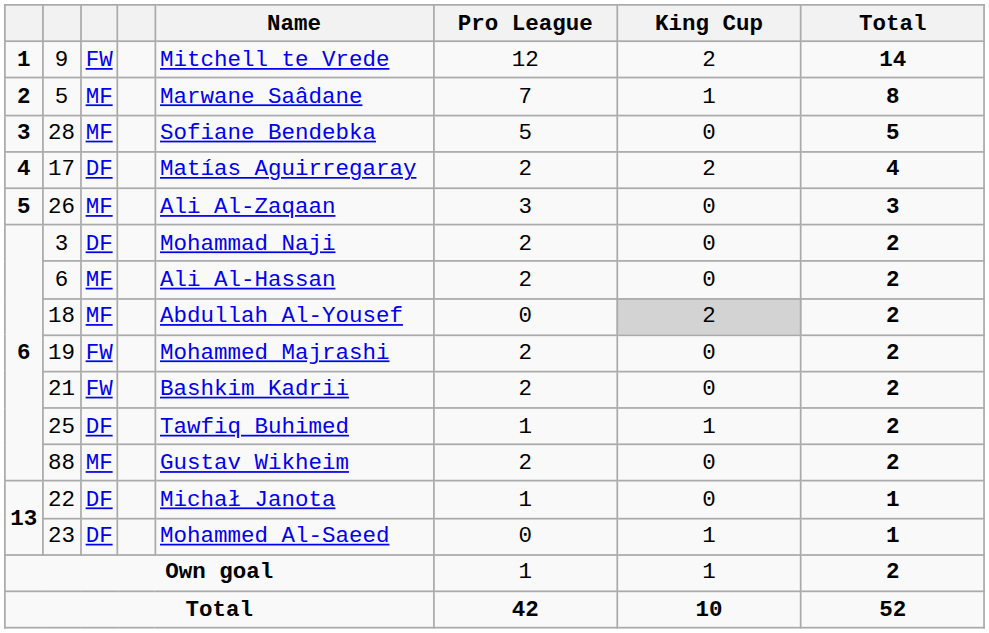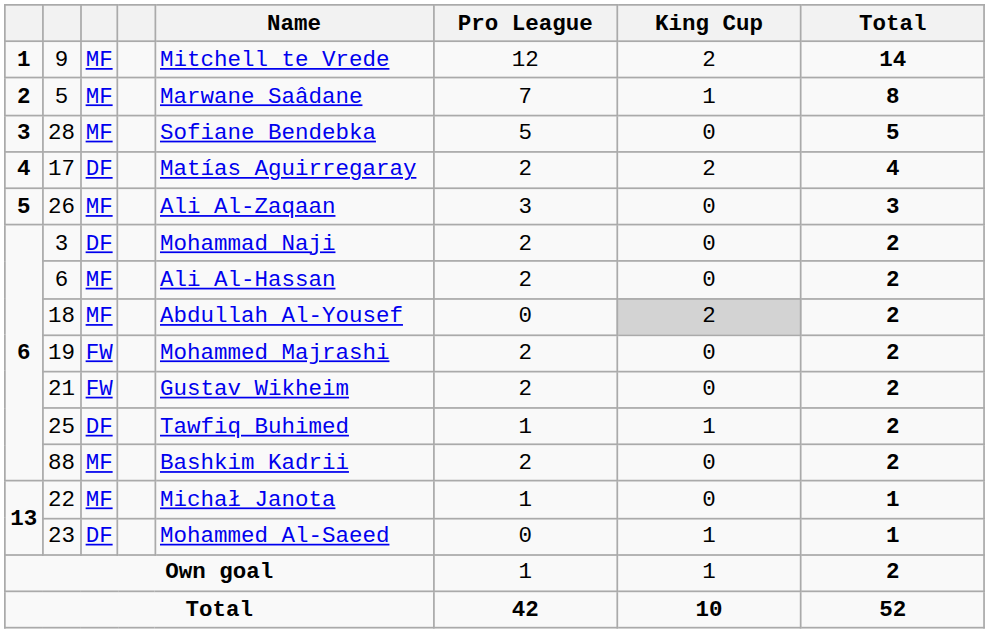(99, 60) FW -> (99, 60) MF
(254, 390) Bashkim Kadrii -> (254, 390) Gustav Wikheim
(254, 463) Gustav Wikheim -> (254, 463) Bashkim Kadrii
(99, 500) DF -> (99, 500) MF
